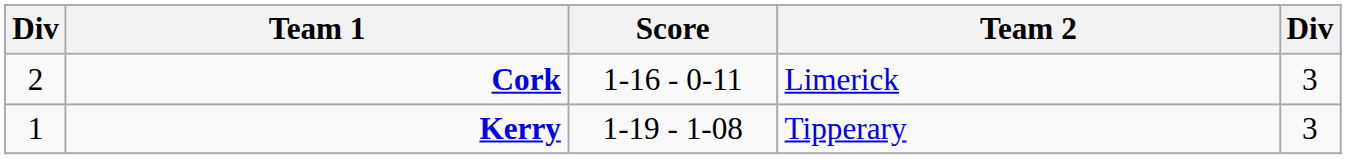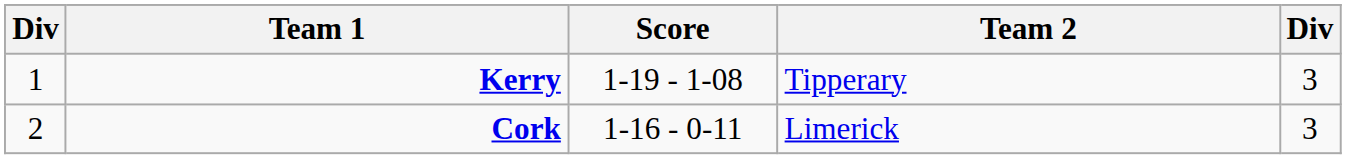rows swapped: (526, 78) <-> (520, 128)
